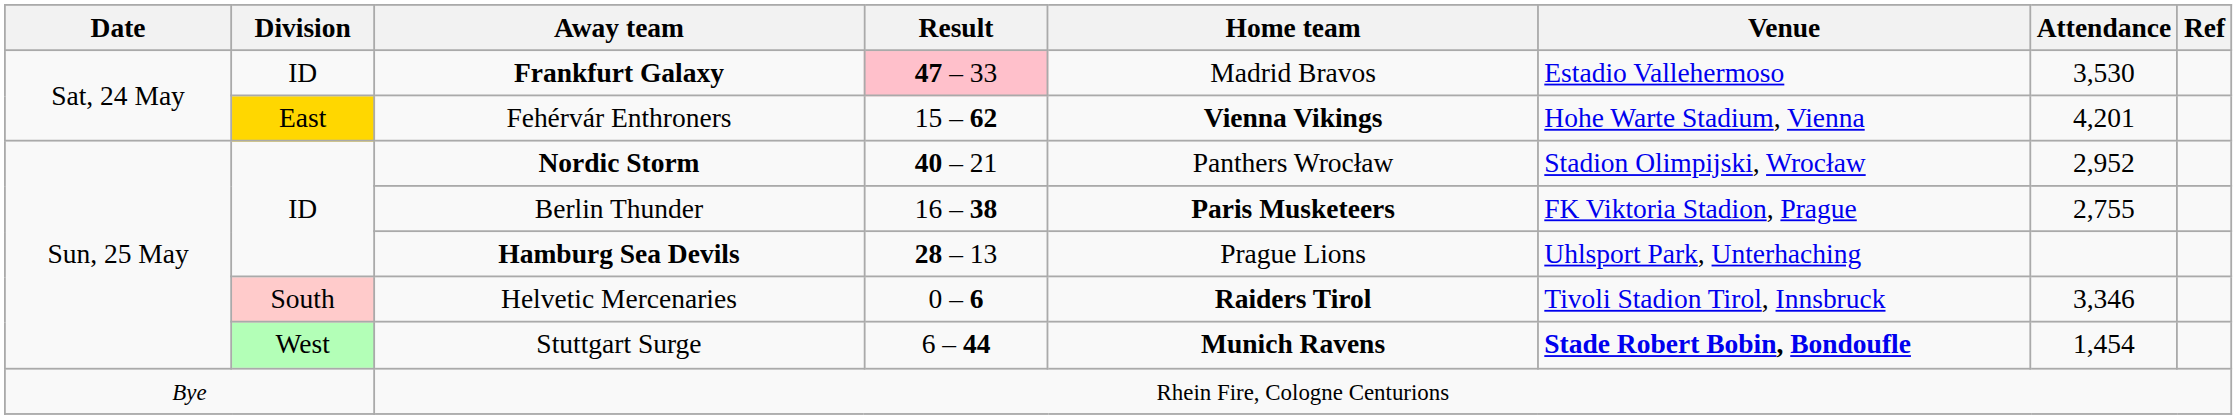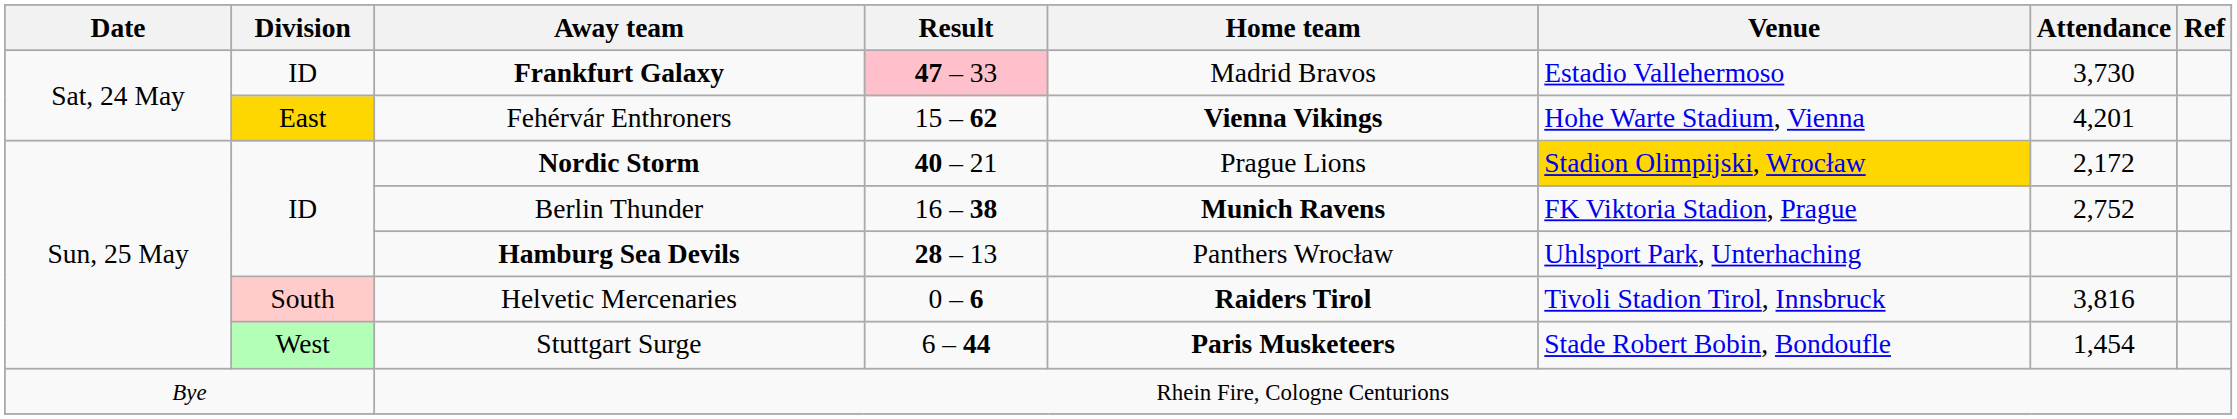(2104, 72) 3,530 -> (2104, 72) 3,730
(1293, 163) Panthers Wrocław -> (1293, 163) Prague Lions
(1705, 163) no background -> (1705, 163) gold background
(2104, 163) 2,952 -> (2104, 163) 2,172
(1293, 208) Paris Musketeers -> (1293, 208) Munich Ravens
(2104, 208) 2,755 -> (2104, 208) 2,752
(1293, 254) Prague Lions -> (1293, 254) Panthers Wrocław
(2104, 299) 3,346 -> (2104, 299) 3,816
(1293, 344) Munich Ravens -> (1293, 344) Paris Musketeers
(1728, 344) bold -> (1718, 344) normal
